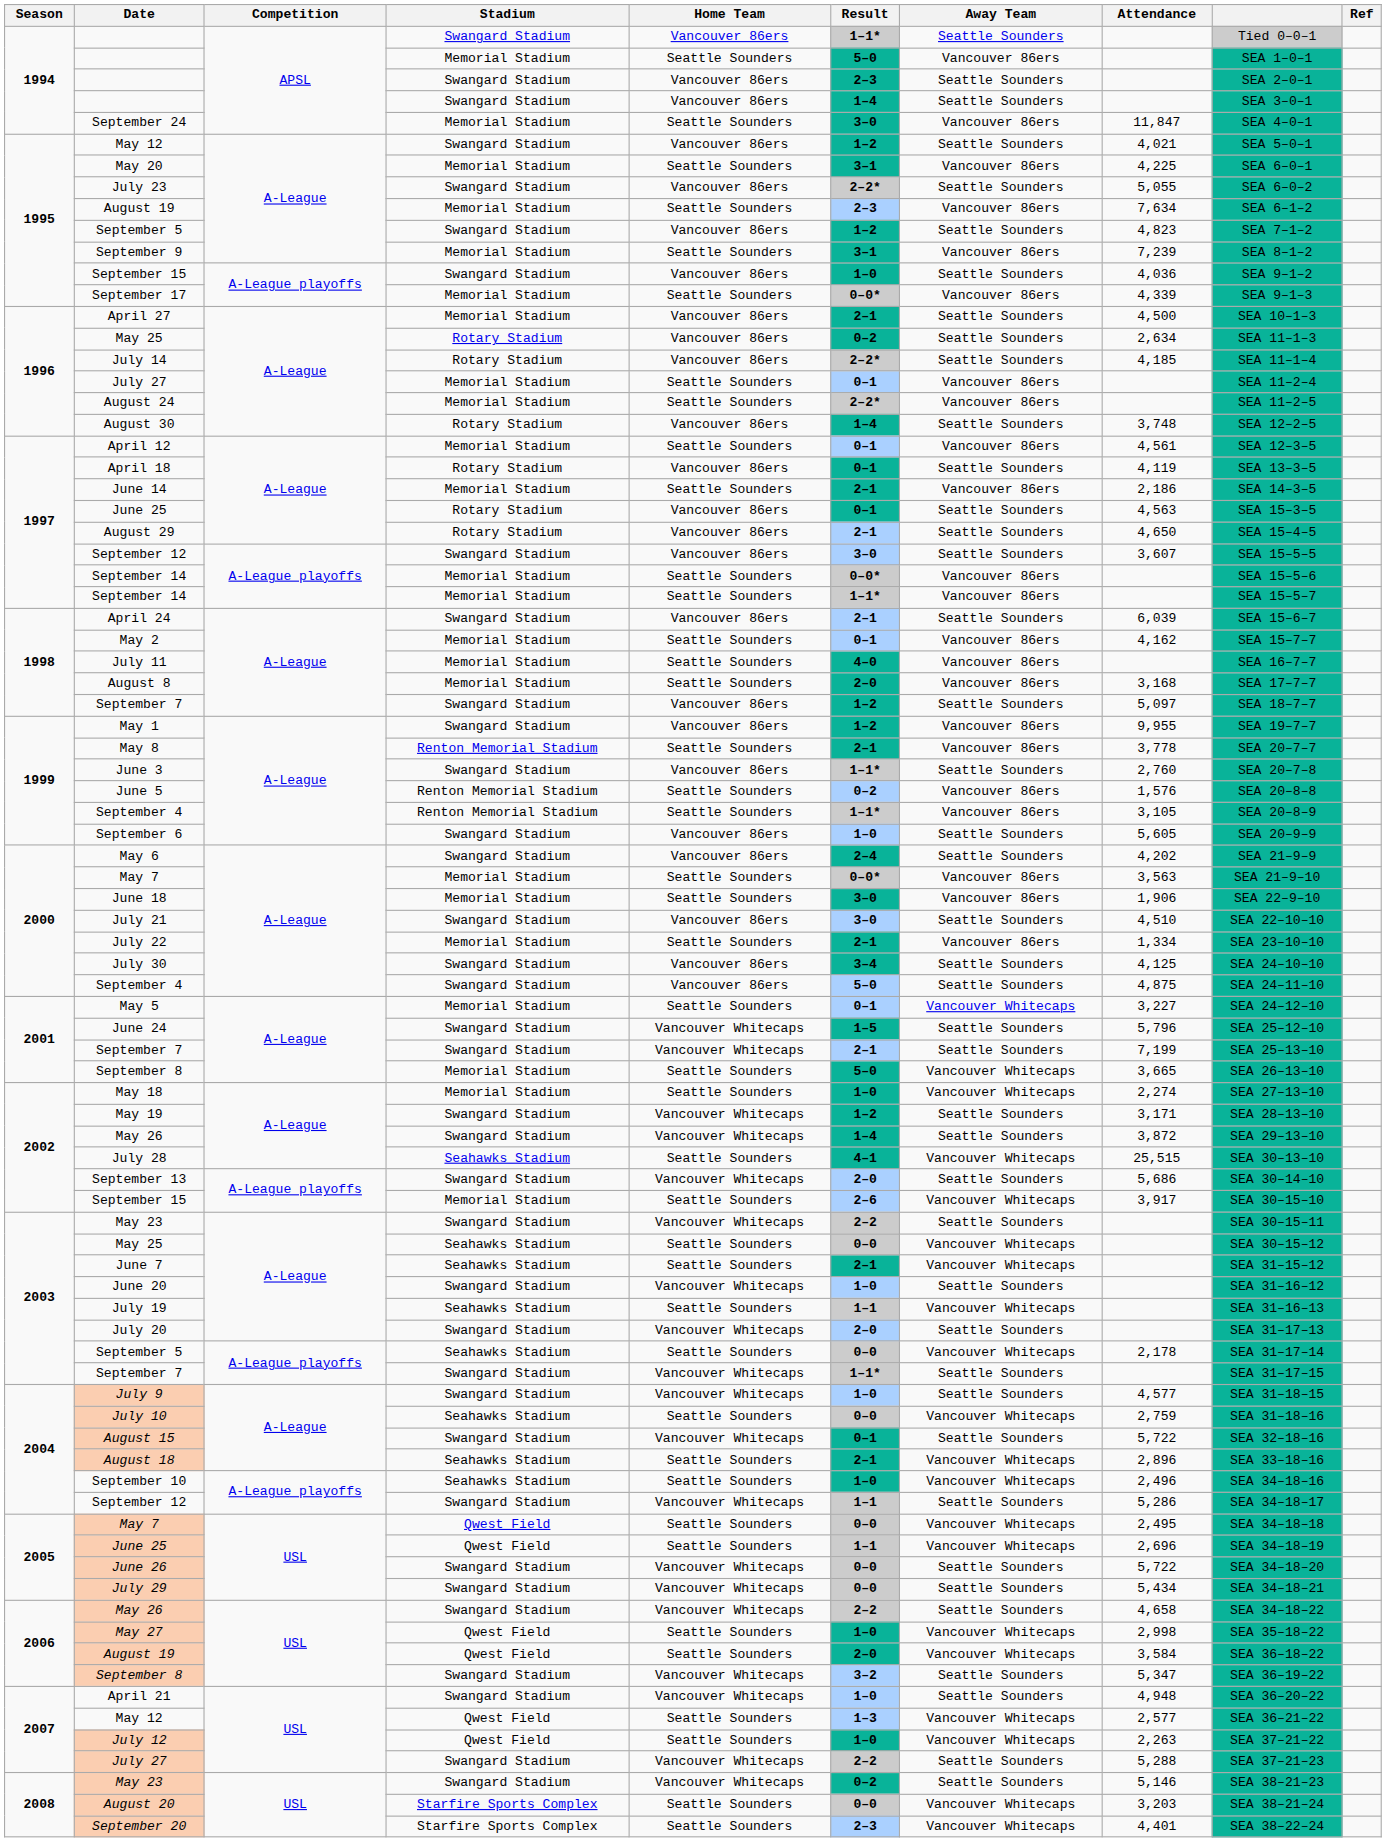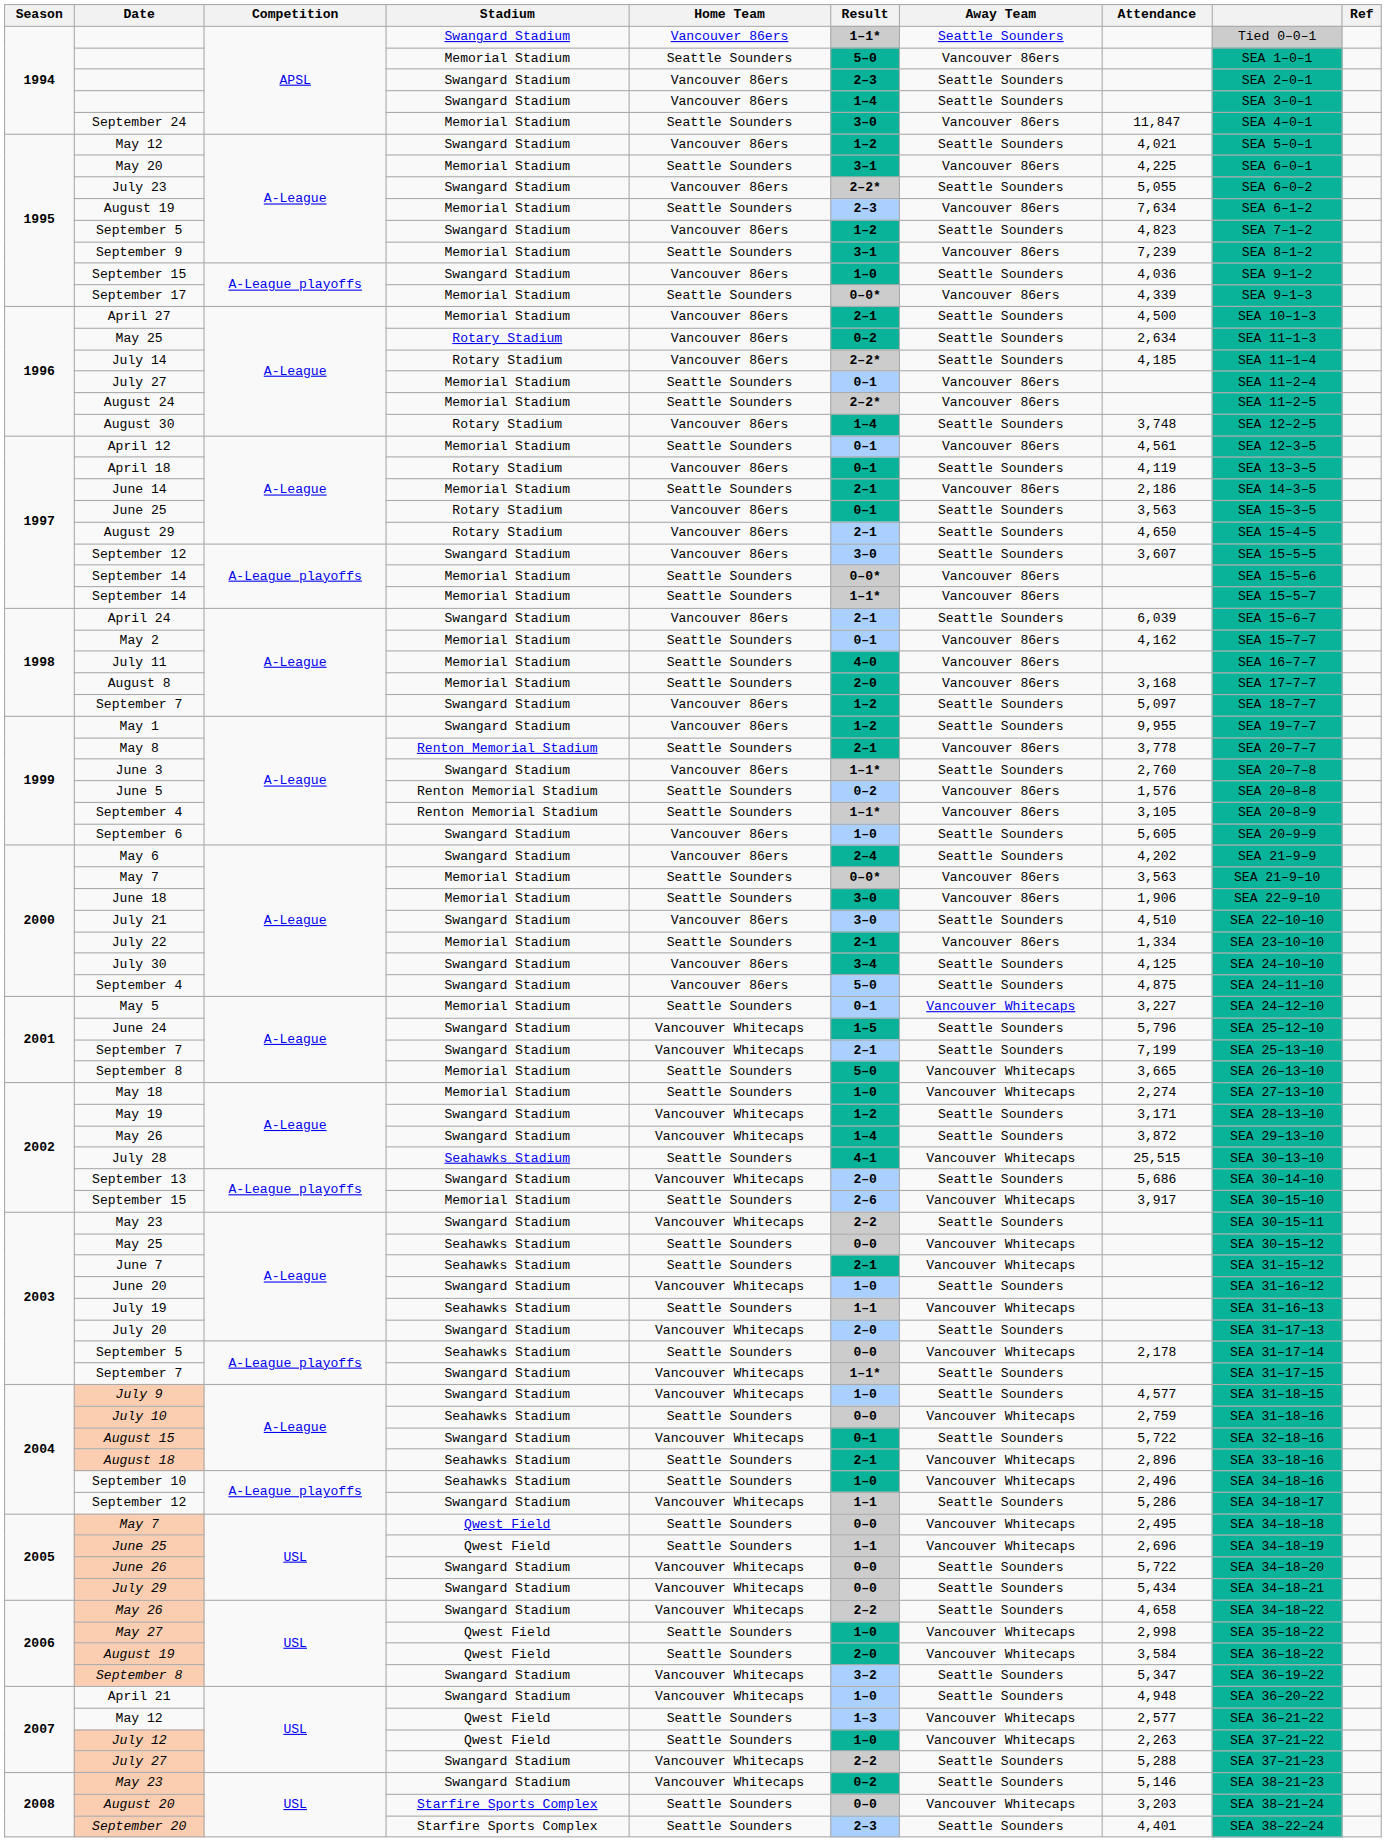(1157, 511) 4,563 -> (1157, 511) 3,563
(1001, 727) Vancouver 86ers -> (1001, 727) Seattle Sounders
(1001, 1826) Vancouver Whitecaps -> (1001, 1826) Seattle Sounders
